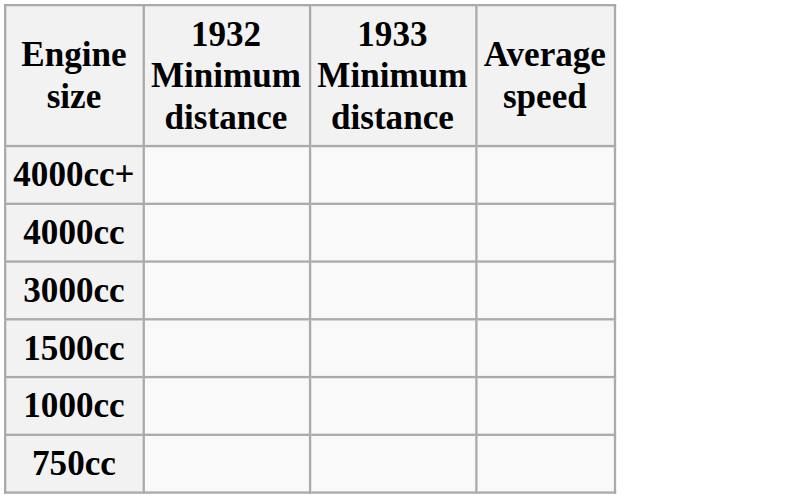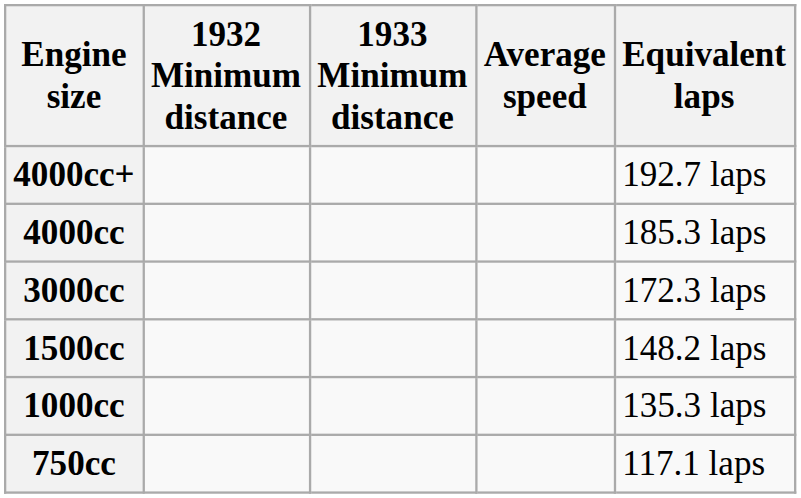+ column: (704, 75)
